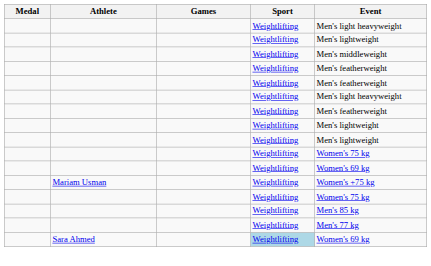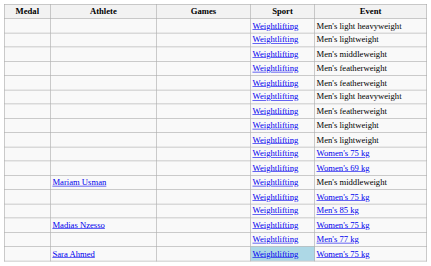(346, 183) Women's +75 kg -> (352, 183) Men's middleweight
+ row: (27, 226)
(343, 240) Women's 69 kg -> (343, 254) Women's 75 kg
